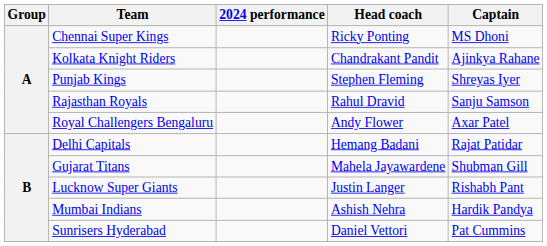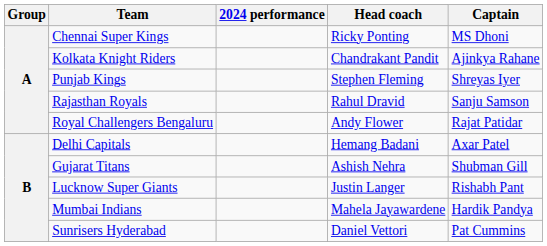(481, 123) Axar Patel -> (487, 123) Rajat Patidar
(487, 144) Rajat Patidar -> (481, 144) Axar Patel
(388, 166) Mahela Jayawardene -> (368, 166) Ashish Nehra
(368, 209) Ashish Nehra -> (388, 209) Mahela Jayawardene
